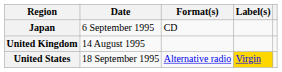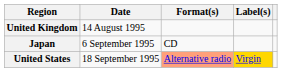rows swapped: (42, 43) <-> (42, 28)
(197, 59) no background -> (197, 59) lightsalmon background
